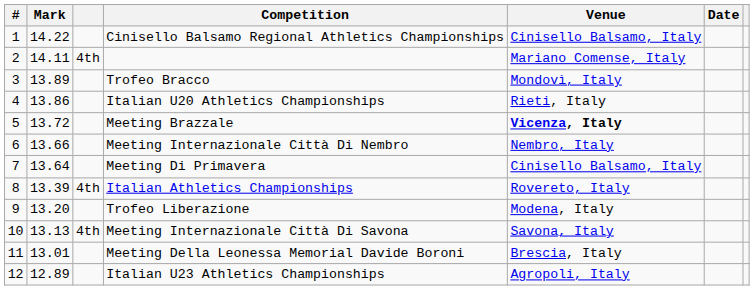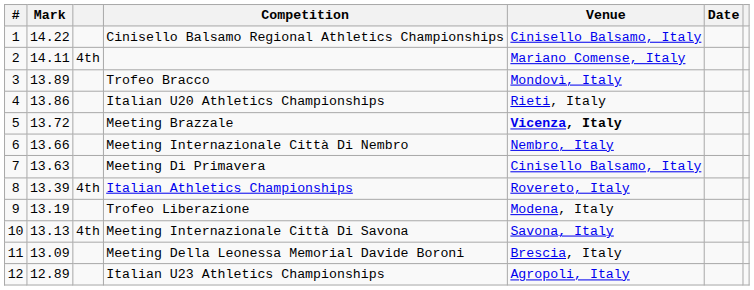(50, 167) 13.64 -> (50, 167) 13.63
(50, 210) 13.20 -> (50, 210) 13.19
(50, 253) 13.01 -> (50, 253) 13.09
